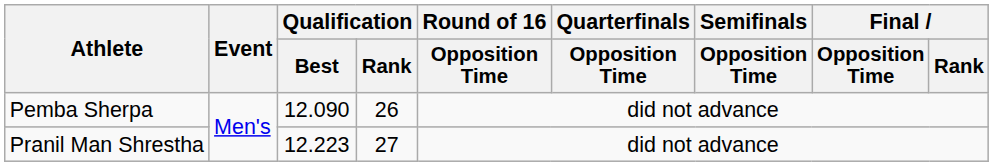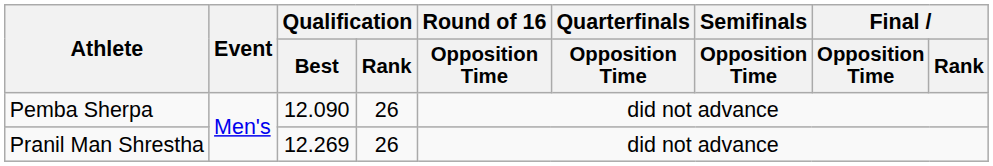(317, 144) 12.223 -> (317, 144) 12.269
(387, 144) 27 -> (387, 144) 26
